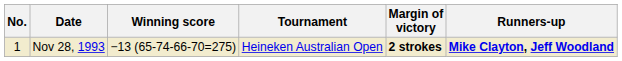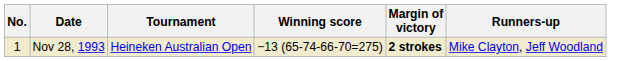columns swapped: (312, 21) <-> (173, 21)
(531, 47) bold -> (526, 47) normal
